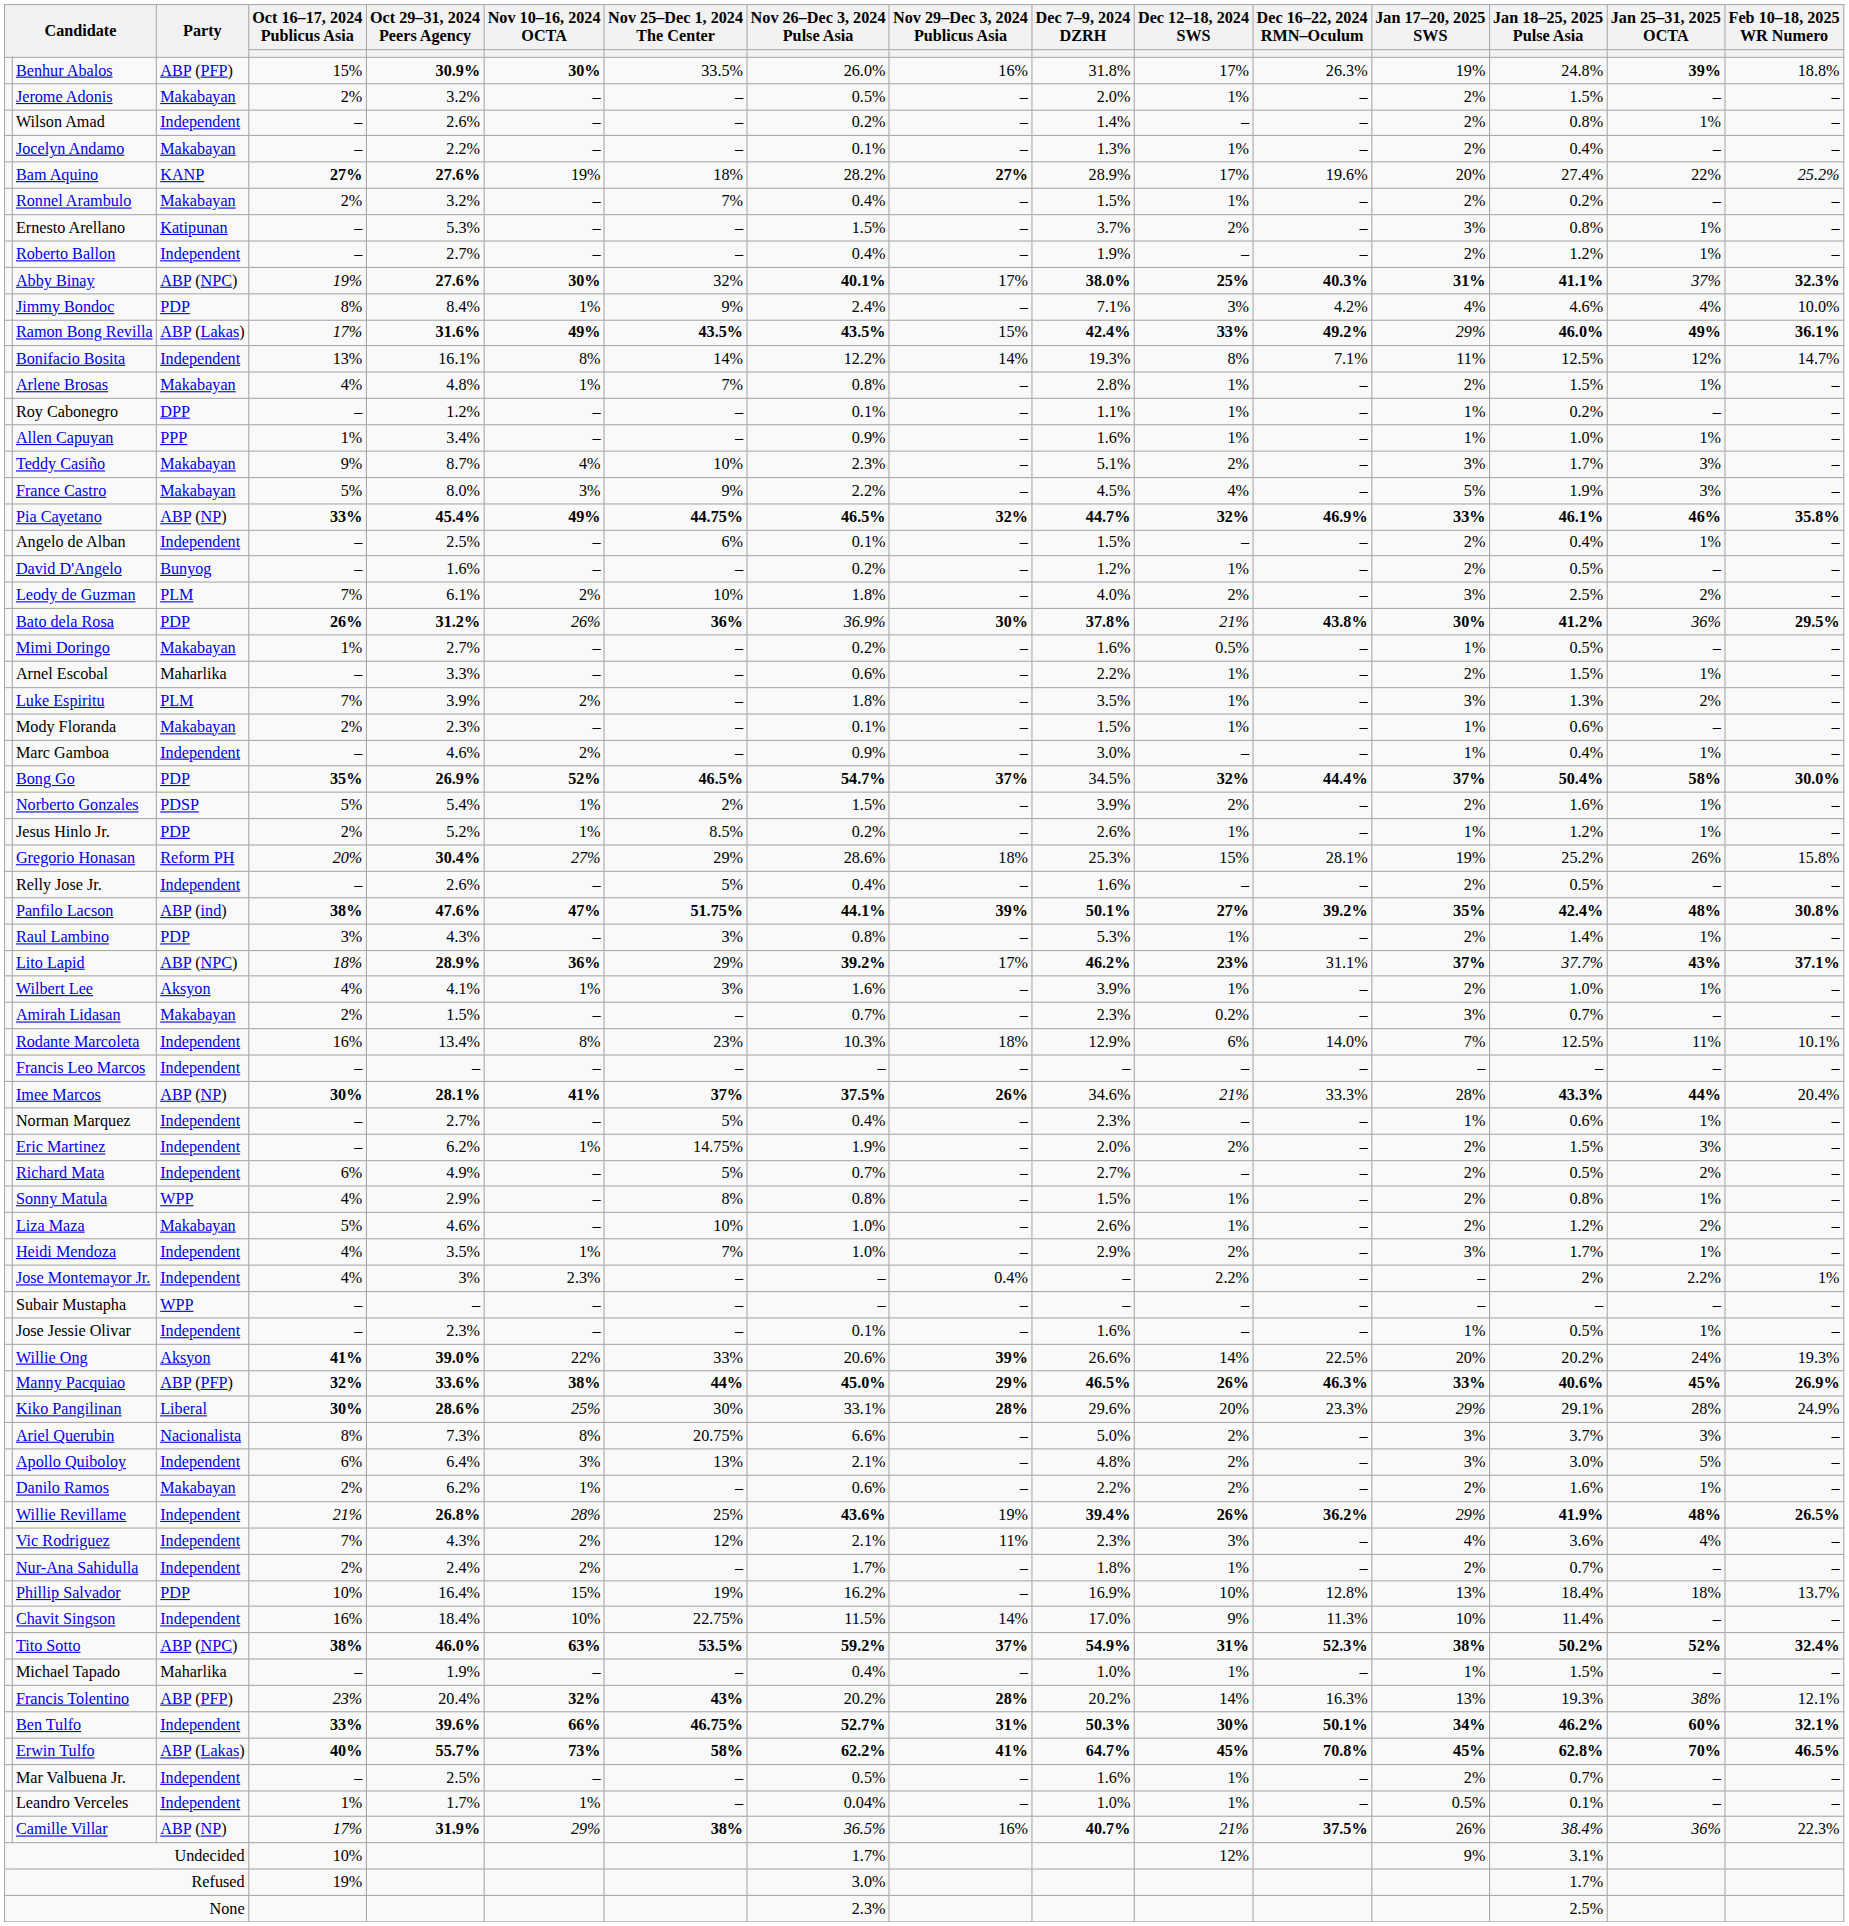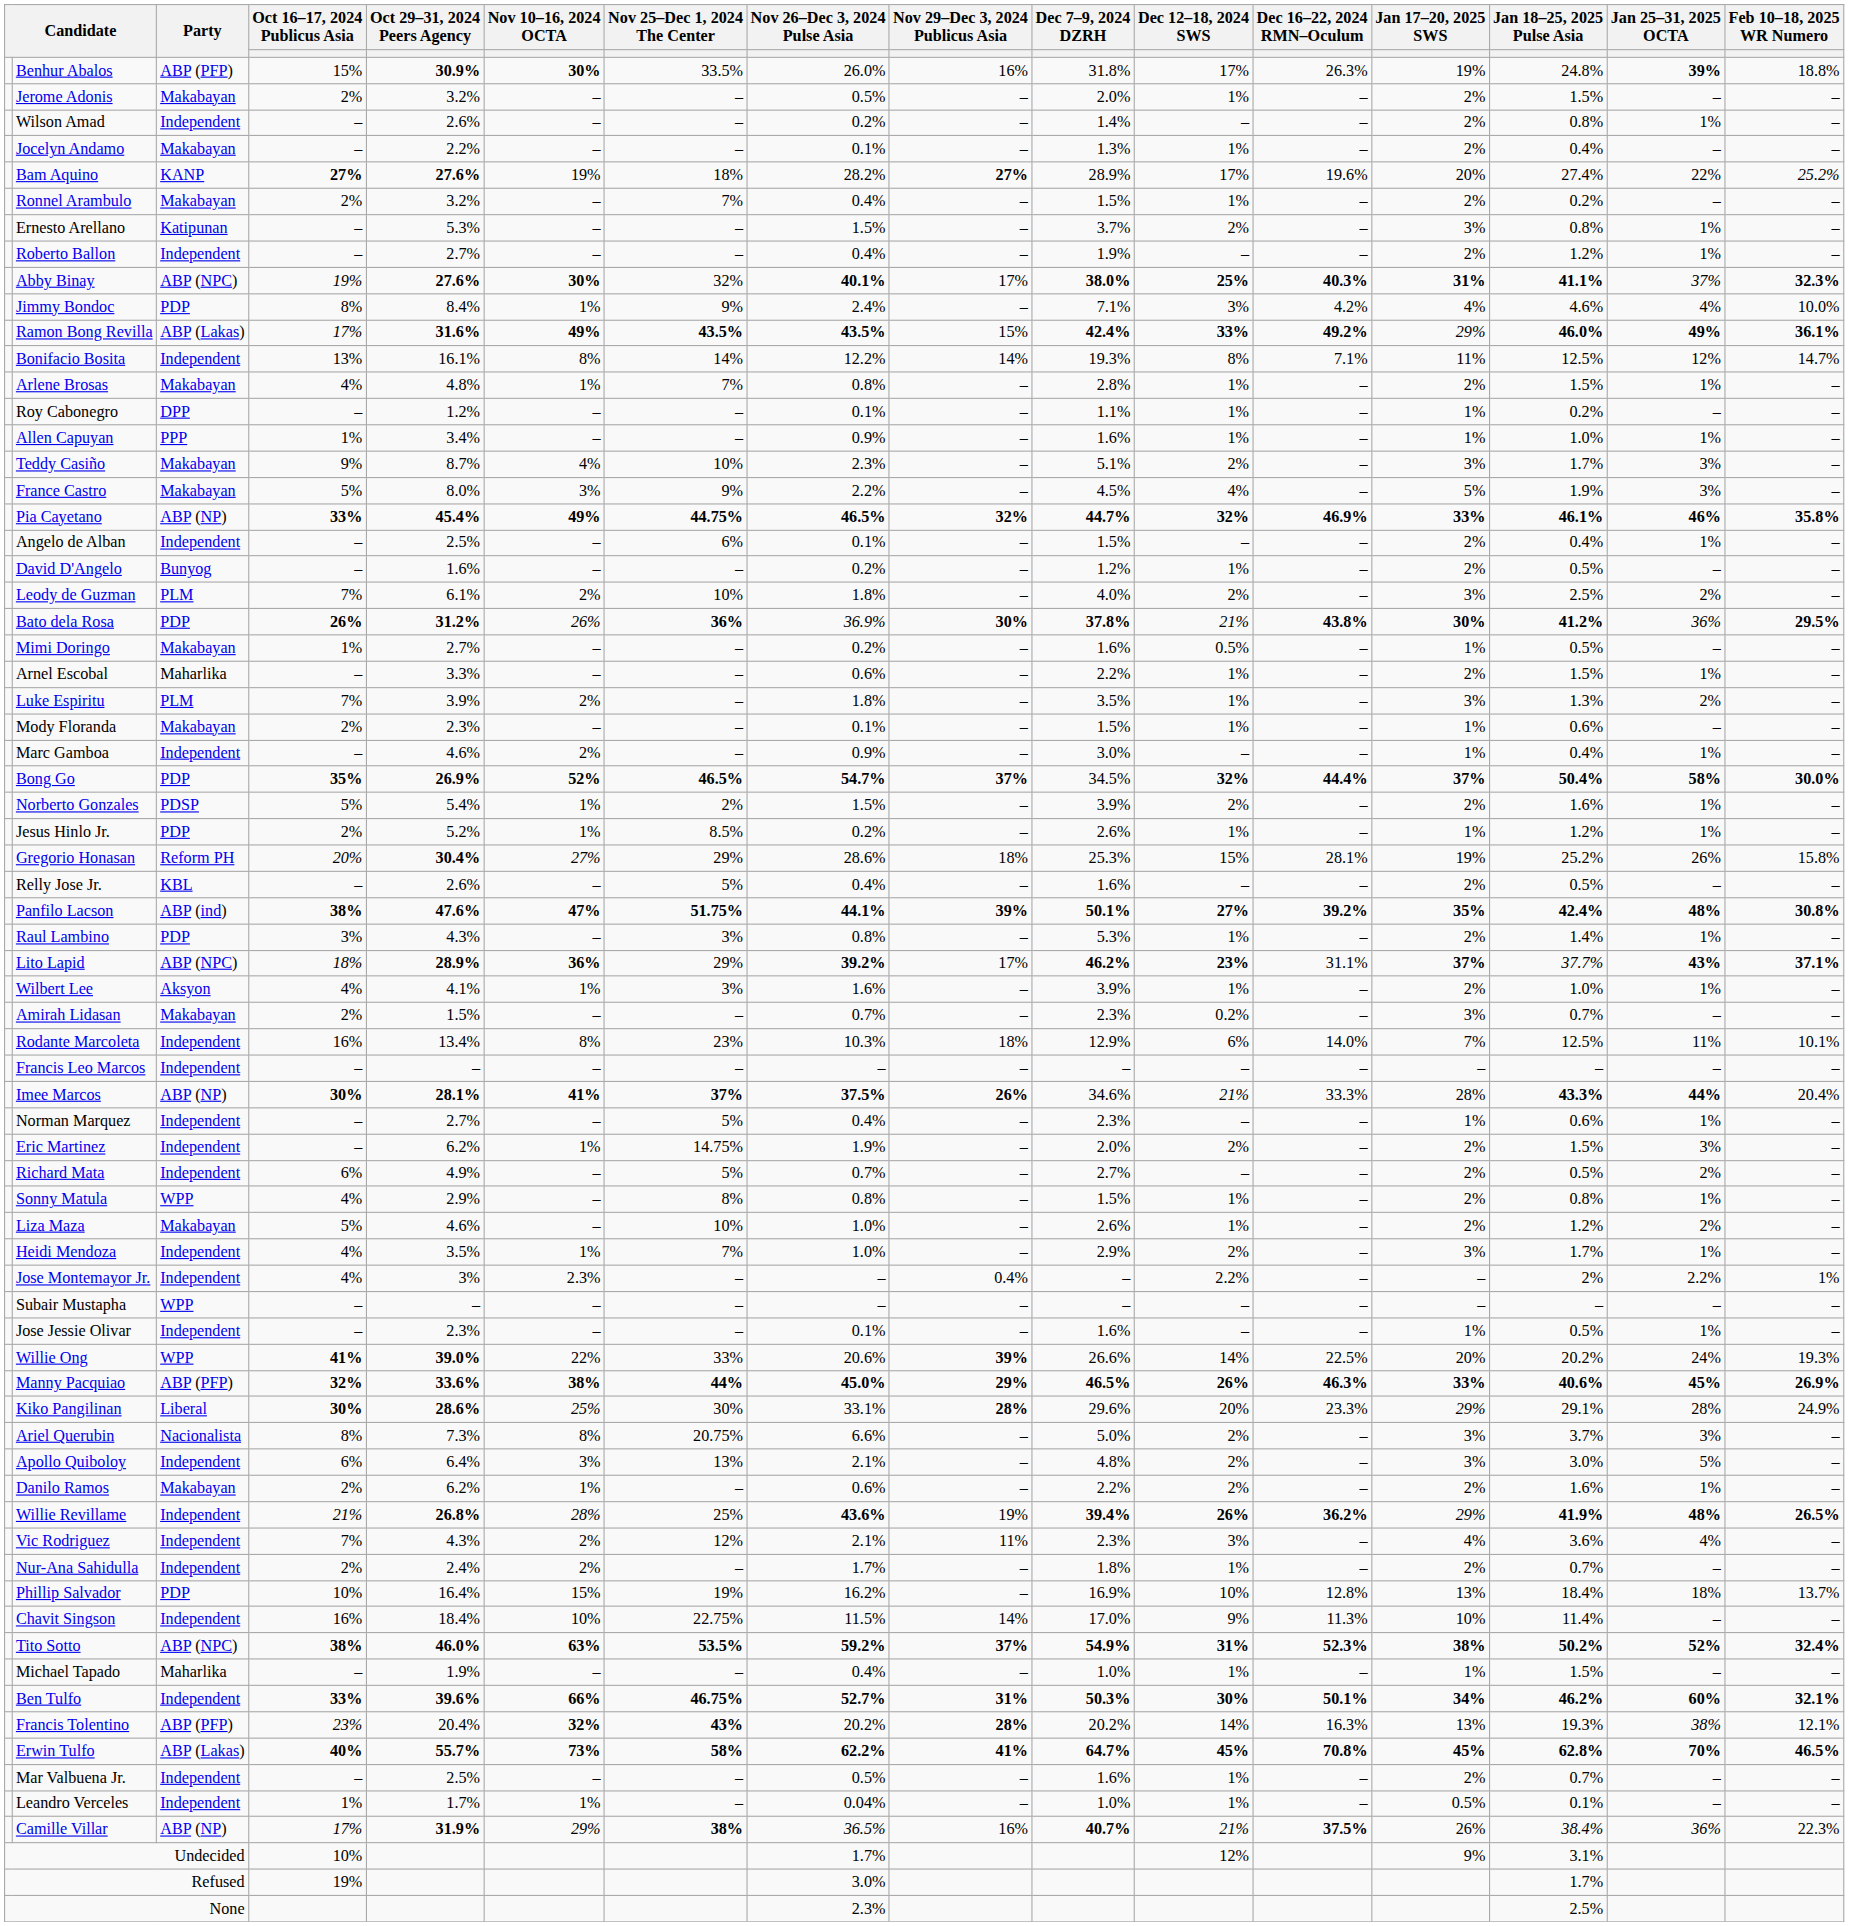(200, 884) Independent -> (176, 884) KBL
(185, 1356) Aksyon -> (177, 1356) WPP
rows swapped: (73, 1698) <-> (49, 1724)
